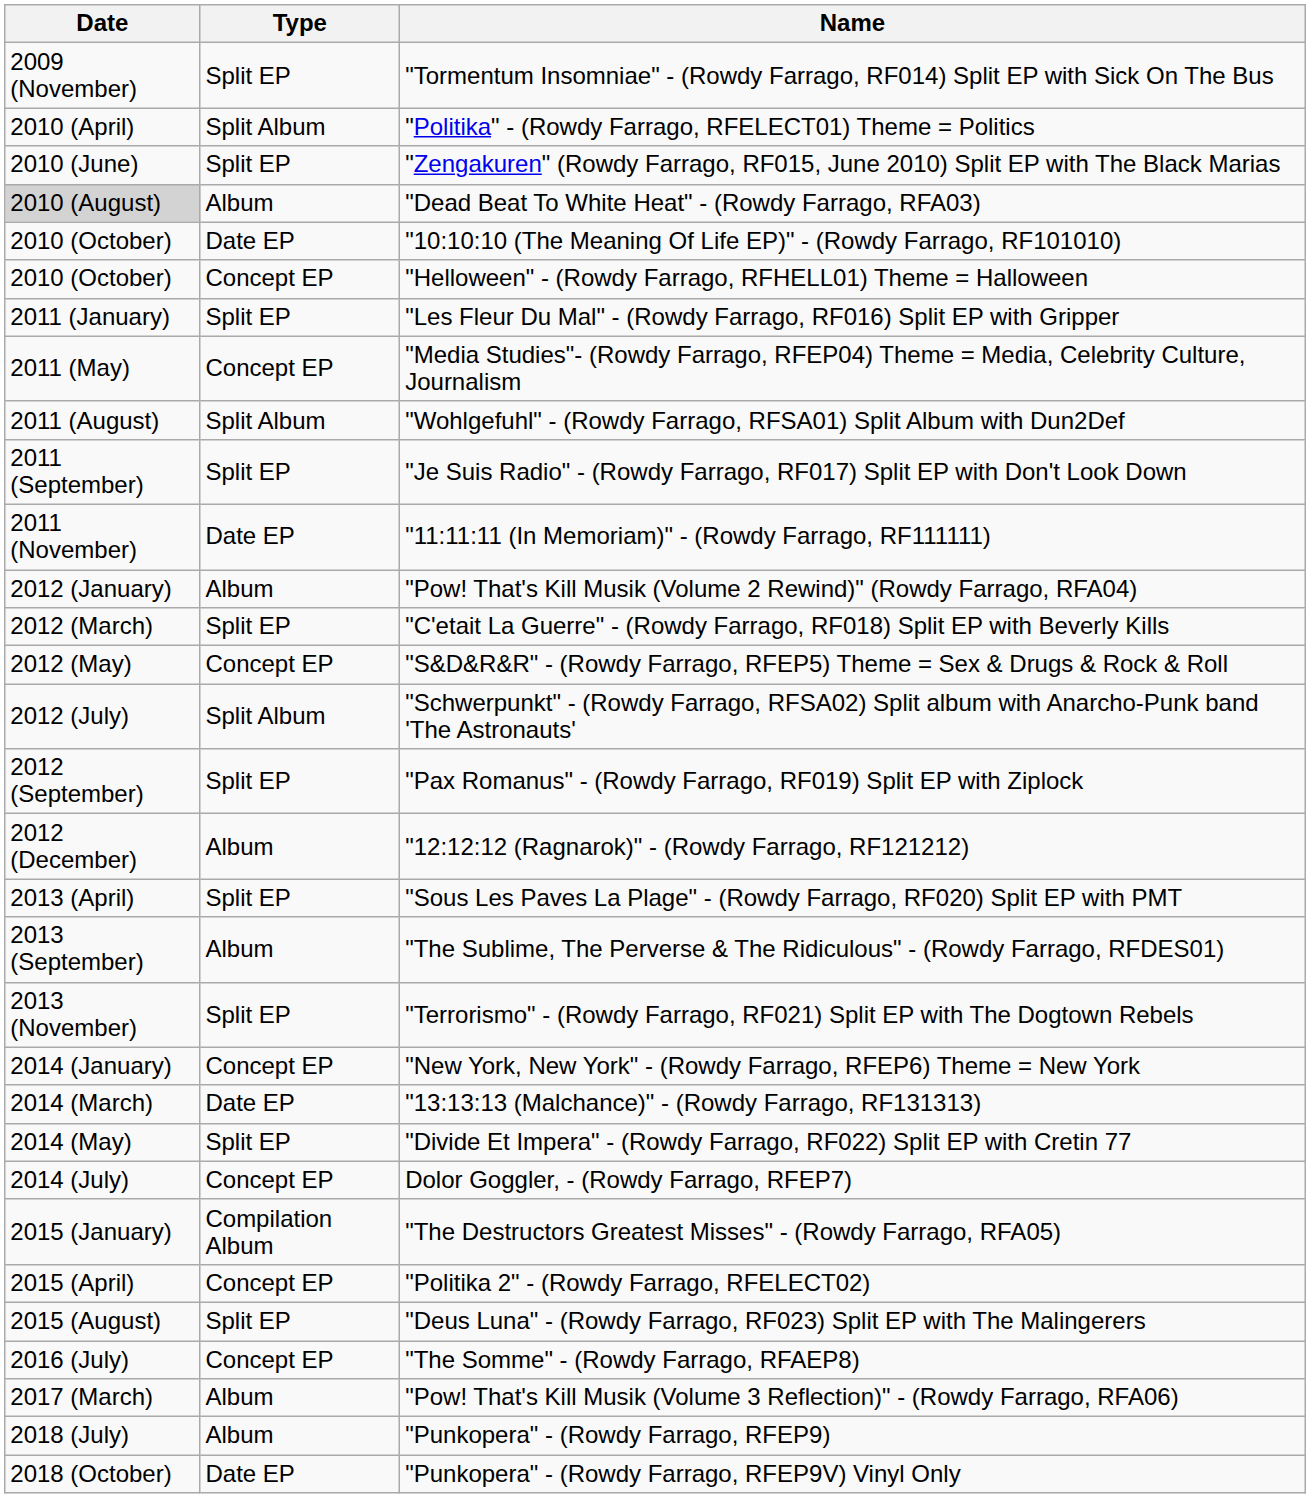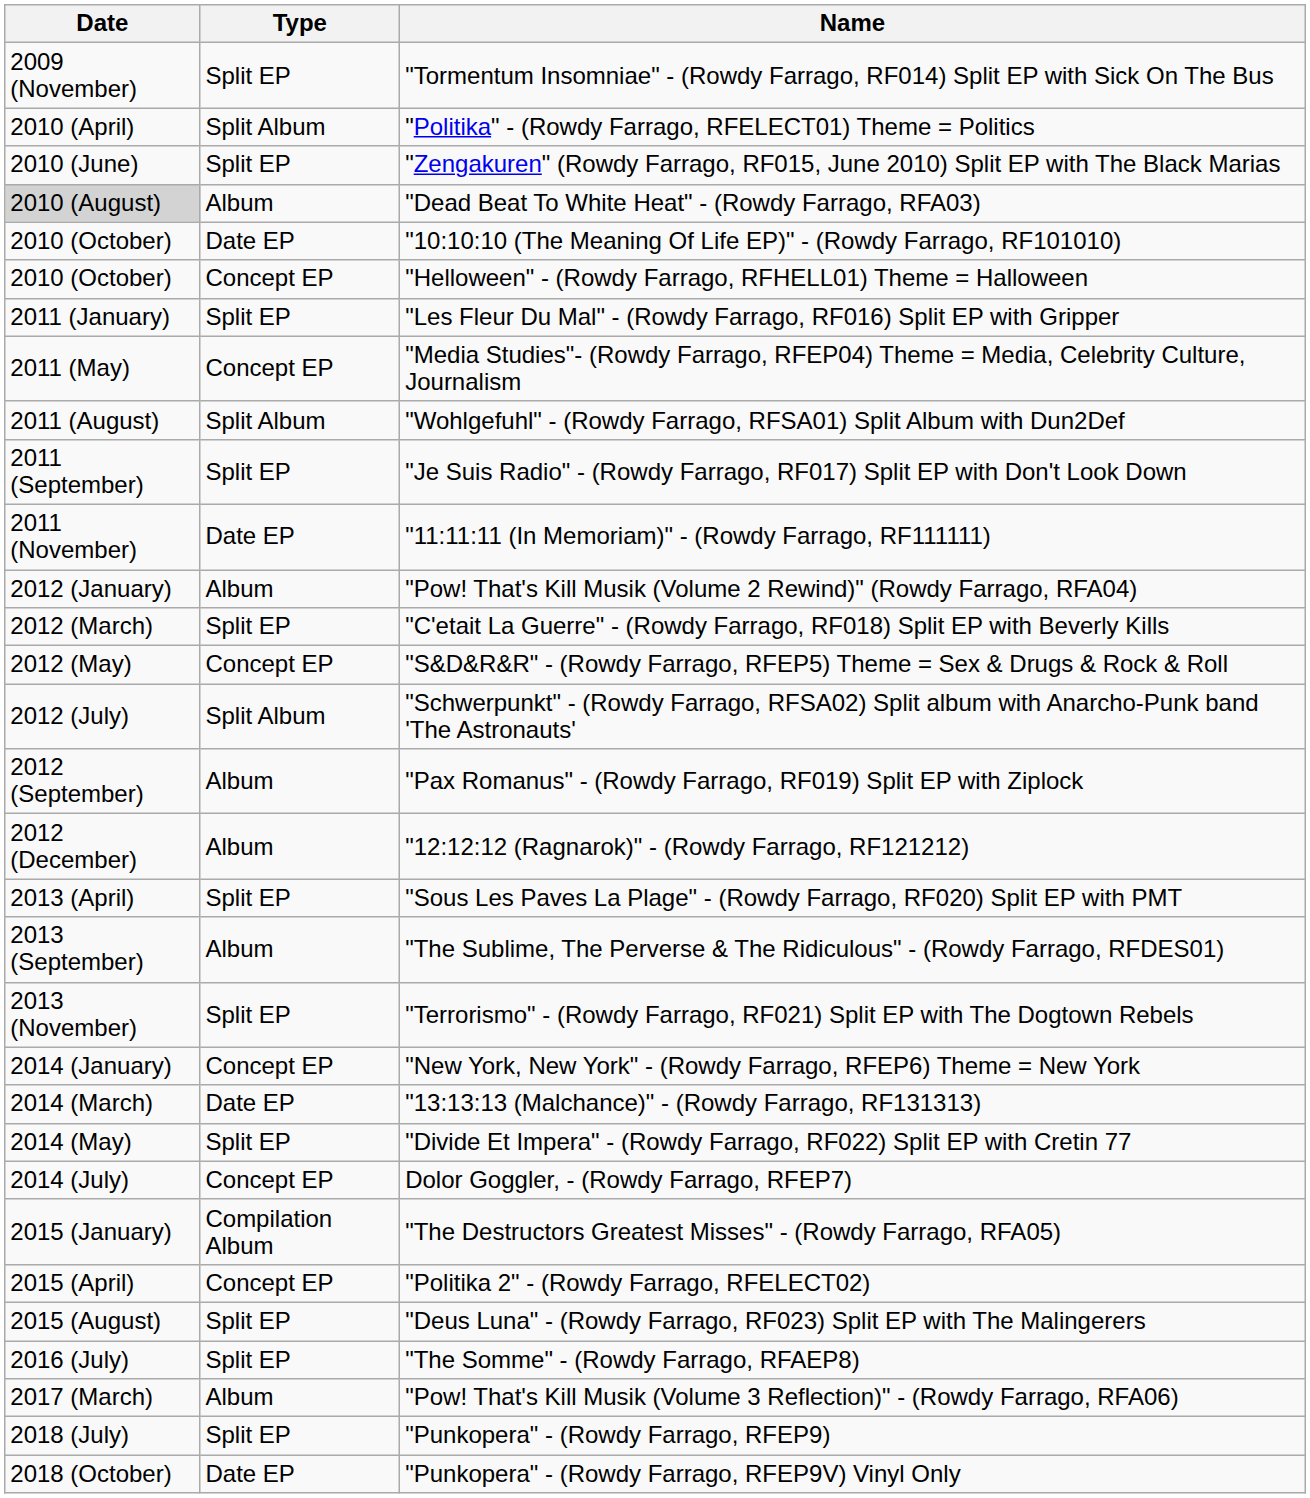(248, 781) Split EP -> (239, 781) Album
(269, 1359) Concept EP -> (248, 1359) Split EP
(239, 1435) Album -> (248, 1435) Split EP
